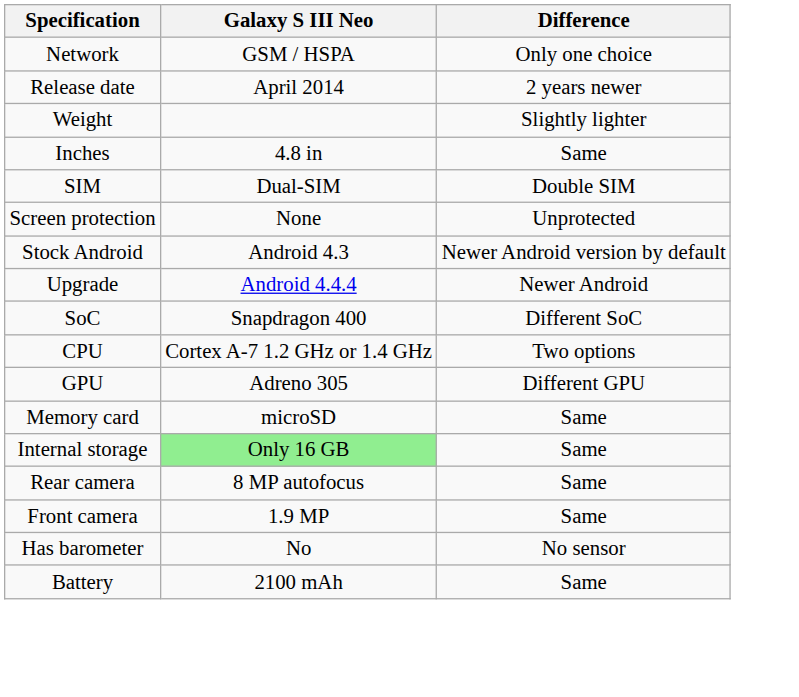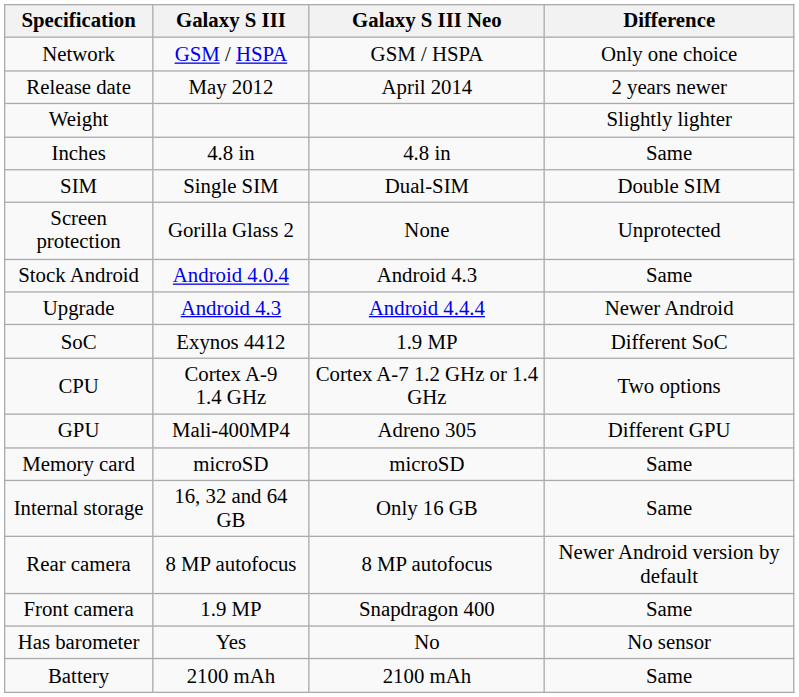+ column: (231, 20)
(584, 251) Newer Android version by default -> (669, 275) Same
(299, 317) Snapdragon 400 -> (427, 341) 1.9 MP
(299, 449) lightgreen background -> (427, 508) no background
(584, 482) Same -> (669, 564) Newer Android version by default
(299, 515) 1.9 MP -> (427, 609) Snapdragon 400
